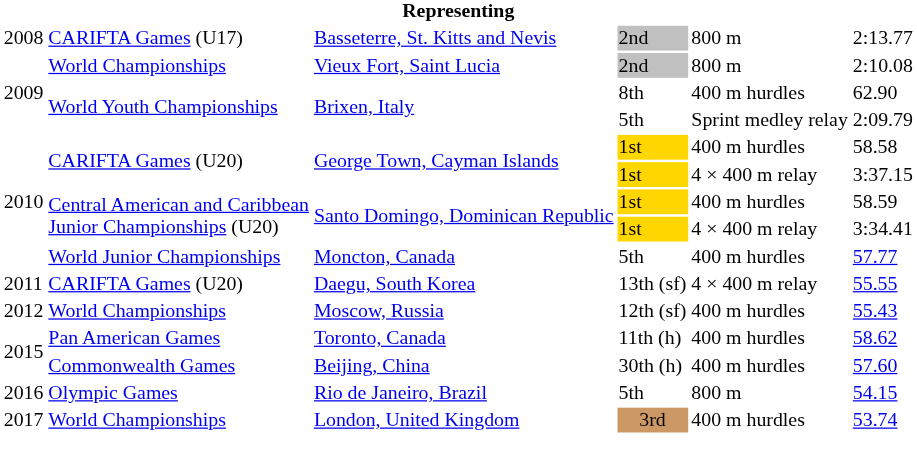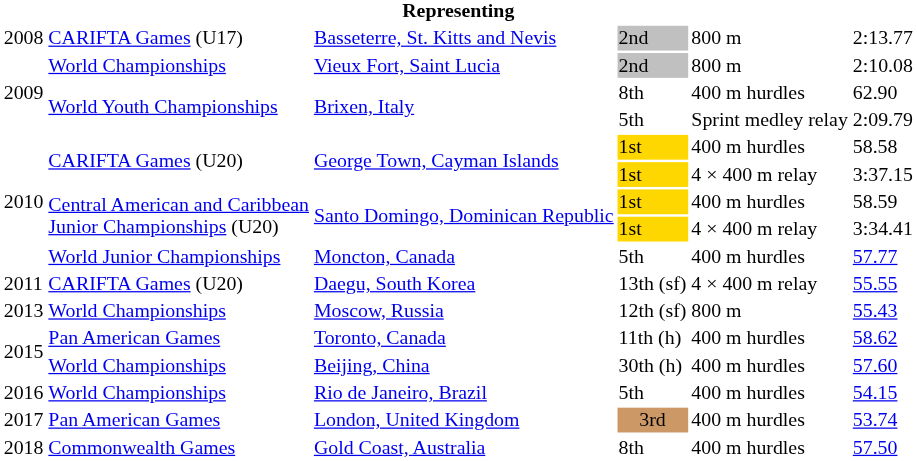(24, 310) 2012 -> (24, 310) 2013
(748, 310) 400 m hurdles -> (716, 310) 800 m
(142, 365) Commonwealth Games -> (137, 365) World Championships
(113, 392) Olympic Games -> (137, 392) World Championships
(716, 392) 800 m -> (748, 392) 400 m hurdles
(137, 419) World Championships -> (134, 419) Pan American Games
+ row: (400, 447)
